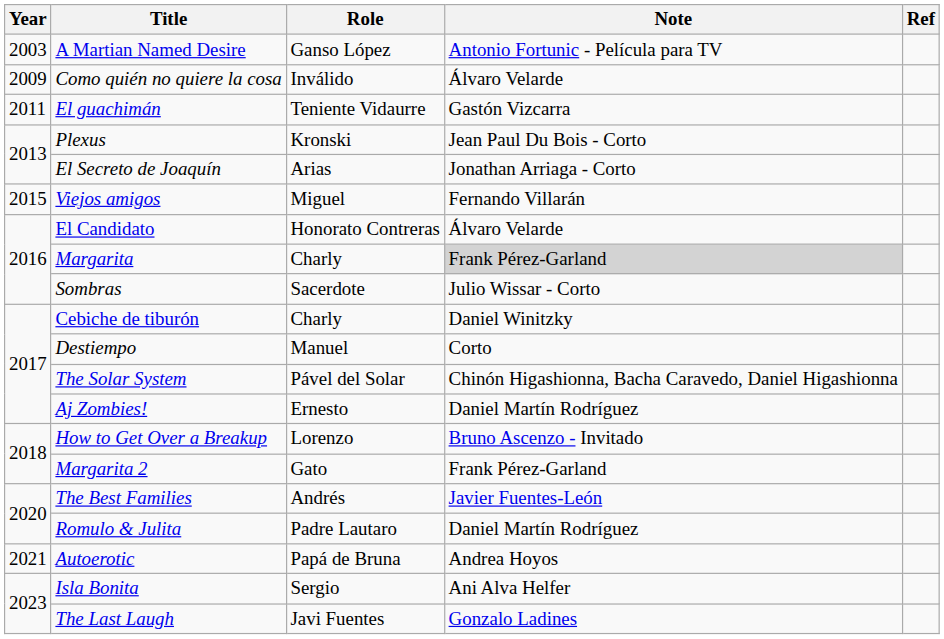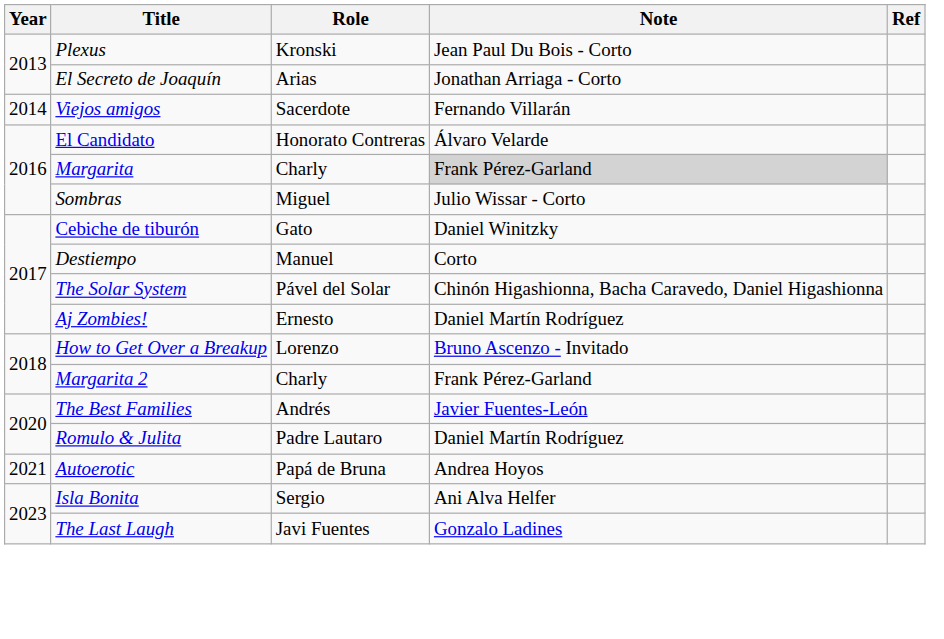- row: (151, 49)
- row: (169, 79)
- row: (108, 109)
(28, 199) 2015 -> (28, 109) 2014
(318, 199) Miguel -> (313, 109) Sacerdote
(328, 288) Sacerdote -> (303, 199) Miguel
(316, 318) Charly -> (294, 229) Gato
(309, 468) Gato -> (301, 378) Charly
